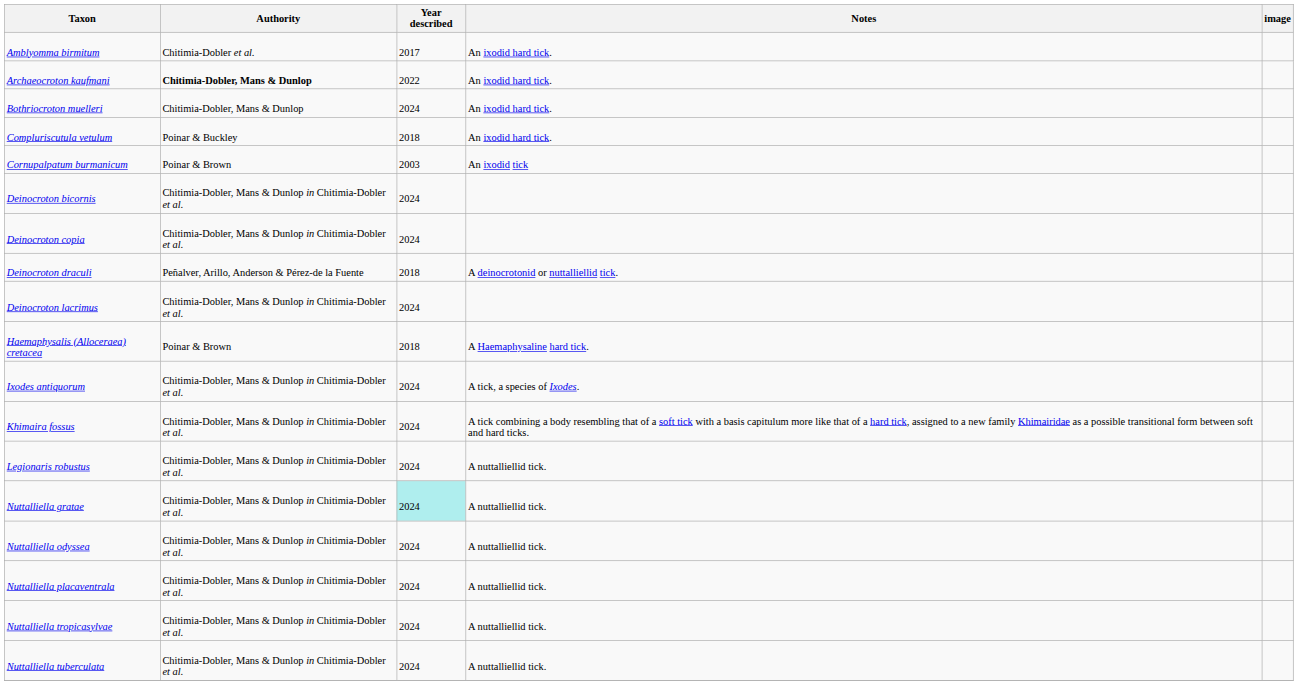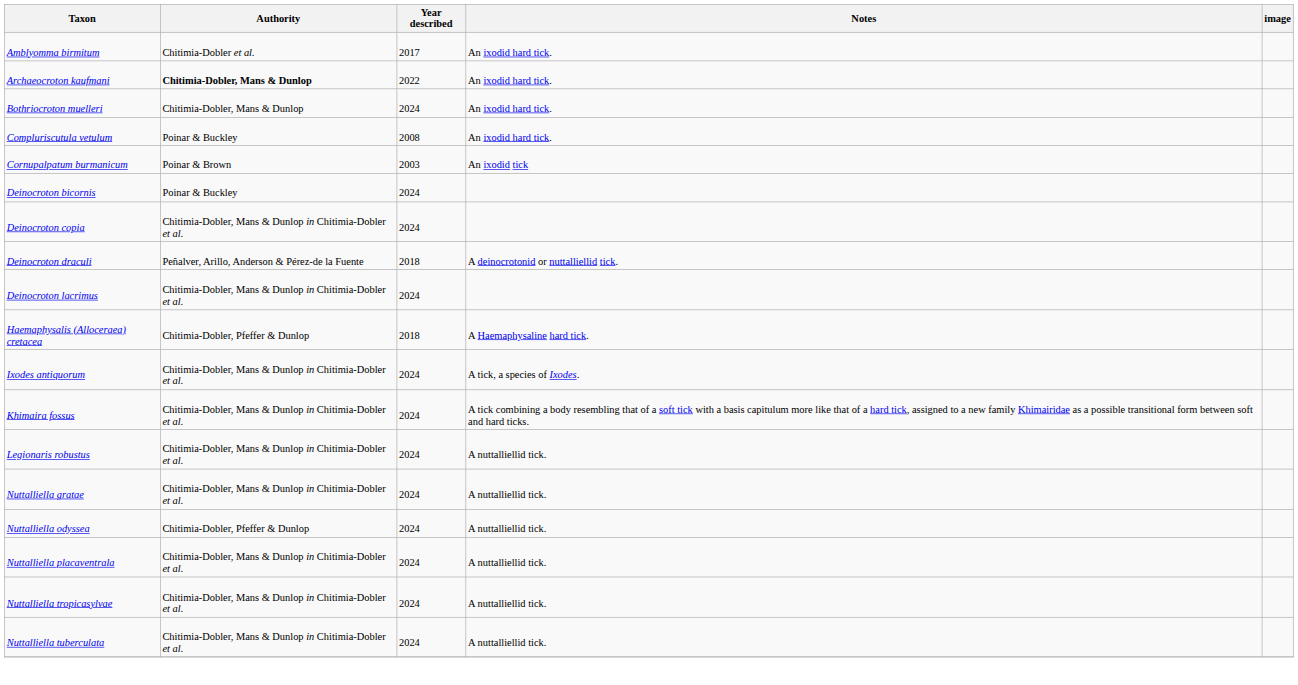(409, 137) 2018 -> (409, 137) 2008
(274, 199) Chitimia-Dobler, Mans & Dunlop in Chitimia-Dobler et al. -> (200, 193) Poinar & Buckley
(197, 347) Poinar & Brown -> (236, 335) Chitimia-Dobler, Pfeffer & Dunlop
(409, 506) paleturquoise background -> (409, 495) no background
(274, 546) Chitimia-Dobler, Mans & Dunlop in Chitimia-Dobler et al. -> (236, 529) Chitimia-Dobler, Pfeffer & Dunlop
